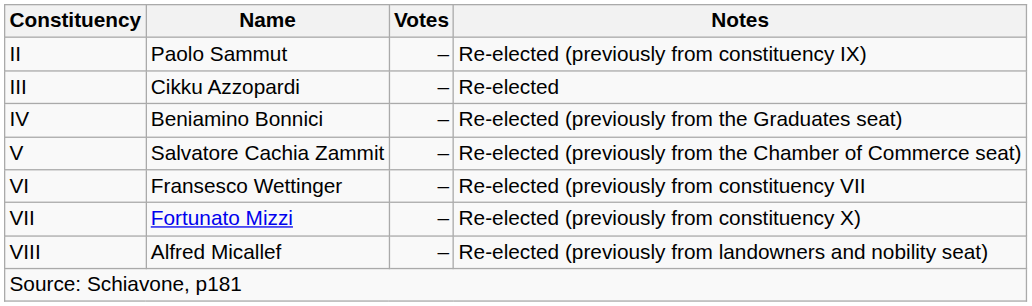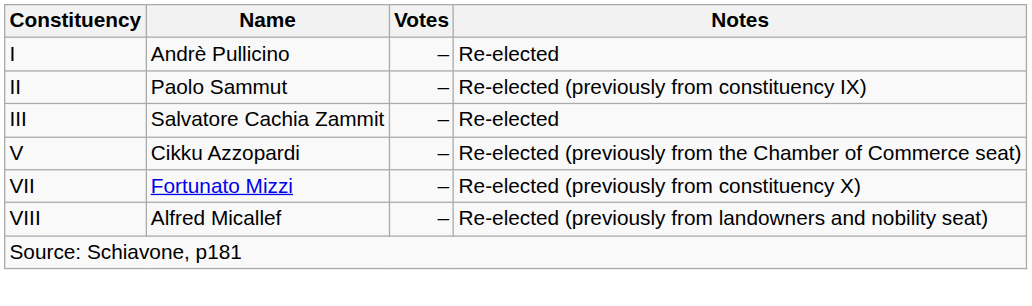+ row: (12, 53)
(225, 86) Cikku Azzopardi -> (268, 119) Salvatore Cachia Zammit
- row: (19, 119)
(268, 152) Salvatore Cachia Zammit -> (225, 152) Cikku Azzopardi
- row: (19, 185)
